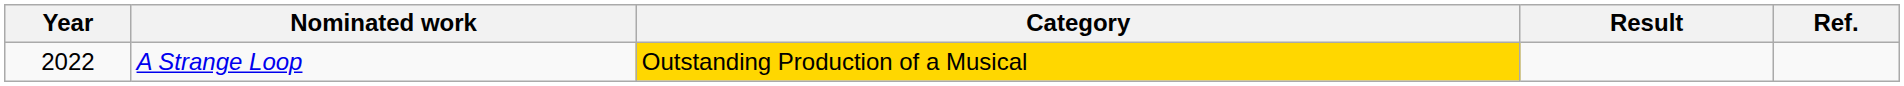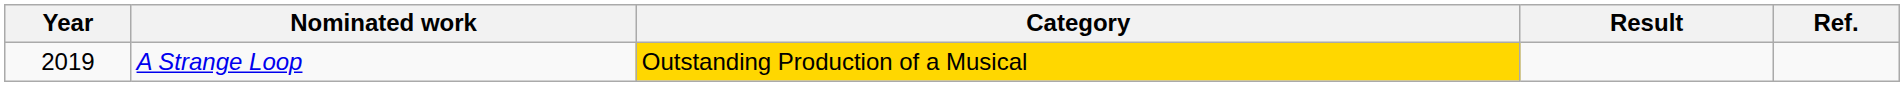(68, 61) 2022 -> (68, 61) 2019
